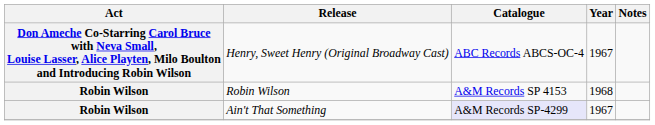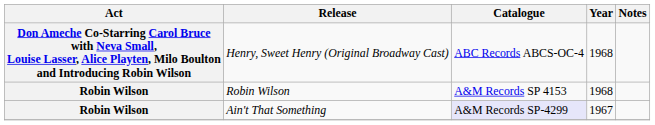(601, 52) 1967 -> (601, 52) 1968
